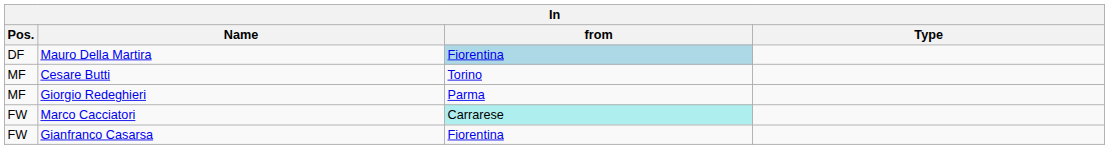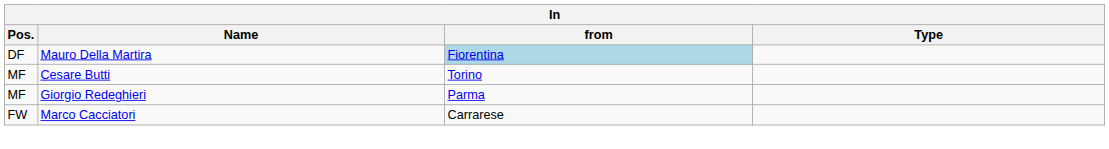(476, 115) paleturquoise background -> (476, 115) no background
- row: (97, 135)
